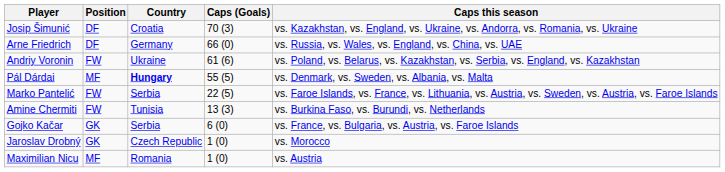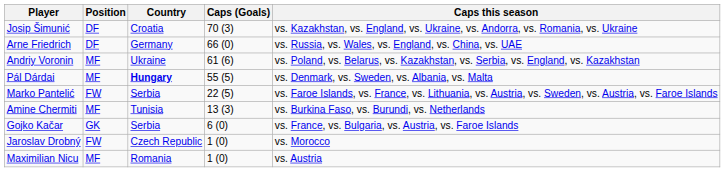(93, 61) FW -> (93, 61) MF
(93, 110) FW -> (93, 110) MF
(93, 142) GK -> (93, 142) FW
